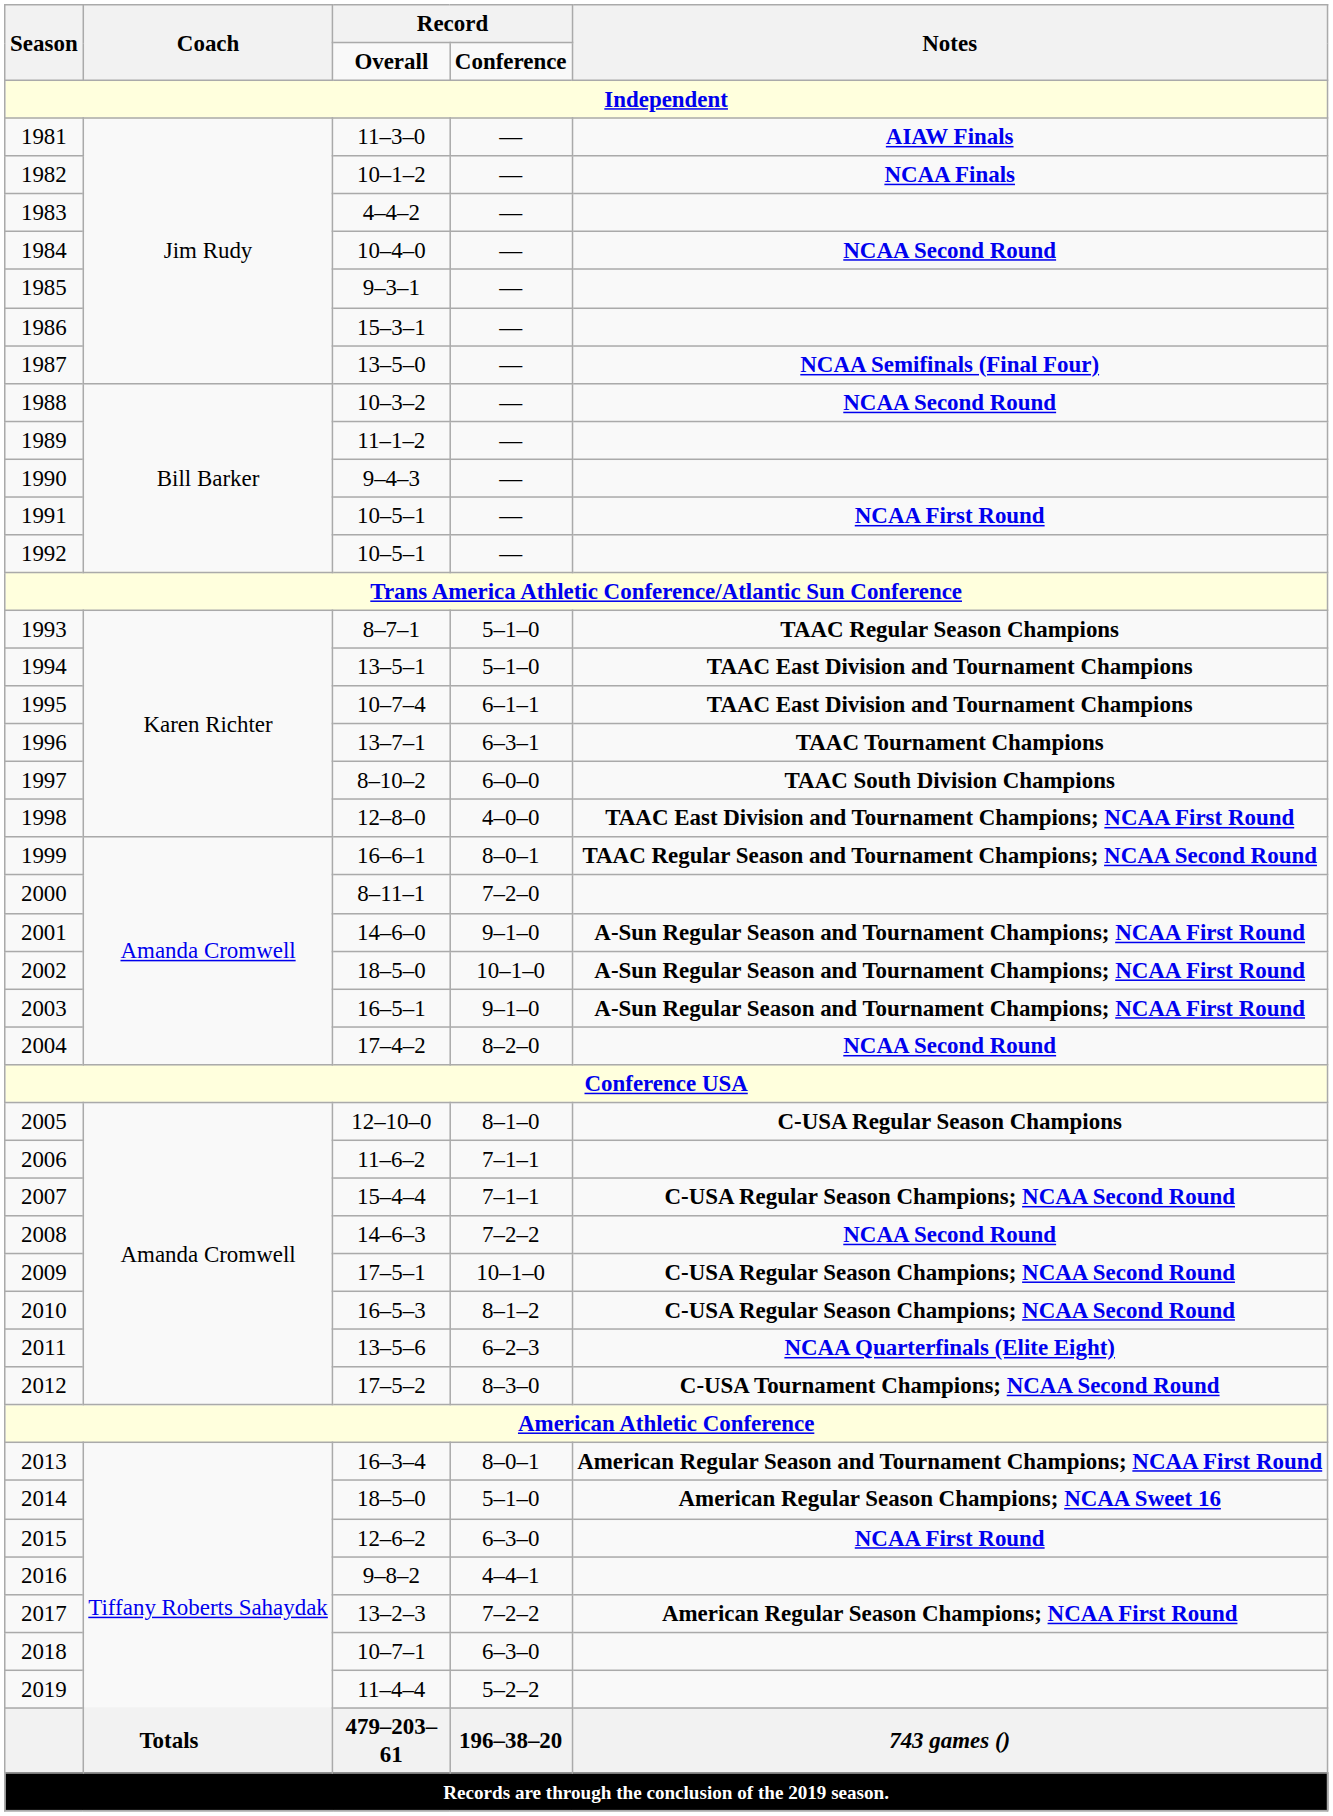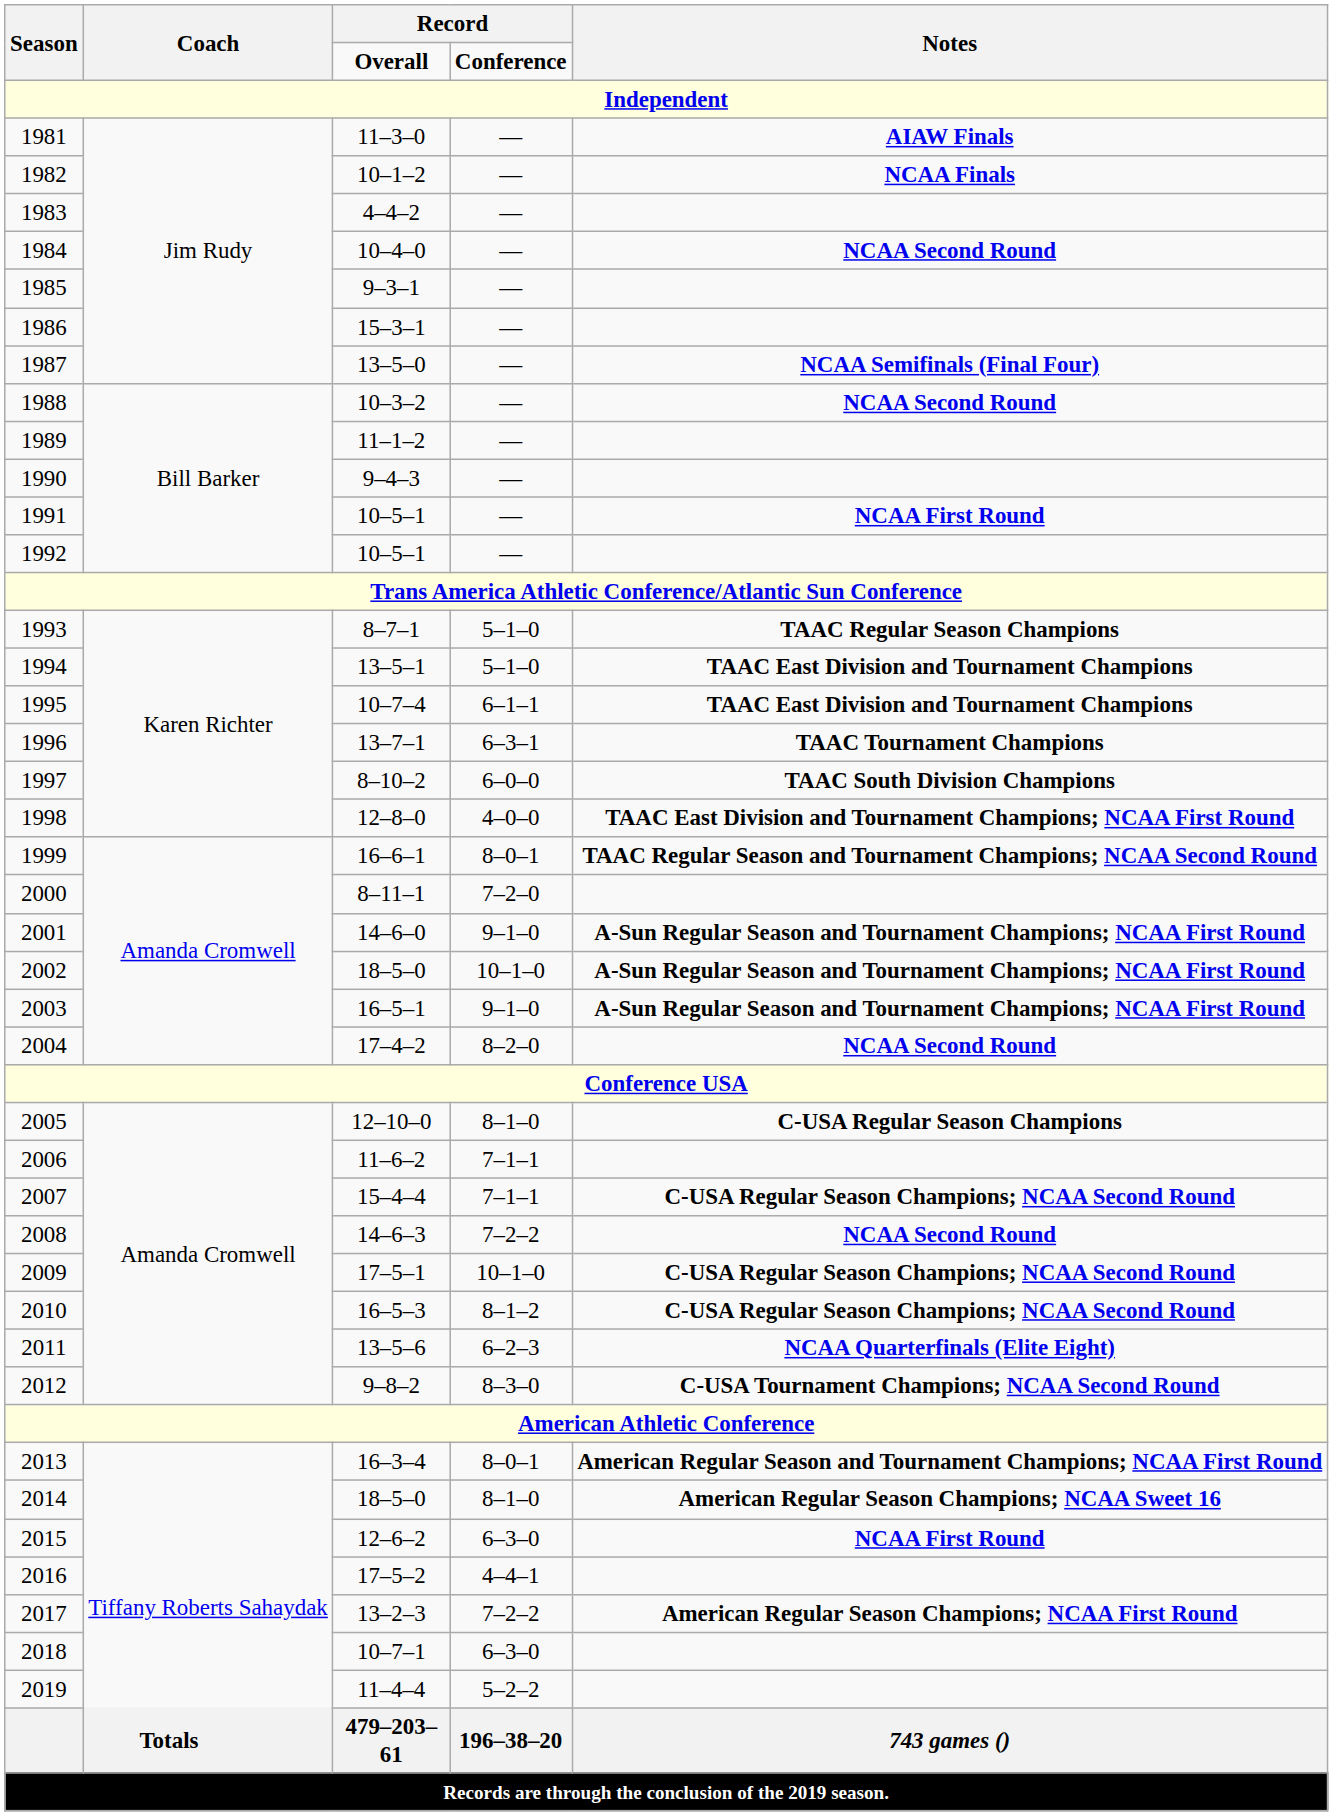(391, 1386) 17–5–2 -> (391, 1386) 9–8–2
(511, 1499) 5–1–0 -> (511, 1499) 8–1–0
(391, 1575) 9–8–2 -> (391, 1575) 17–5–2
